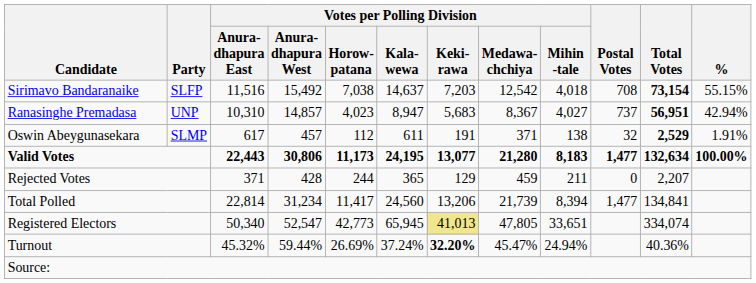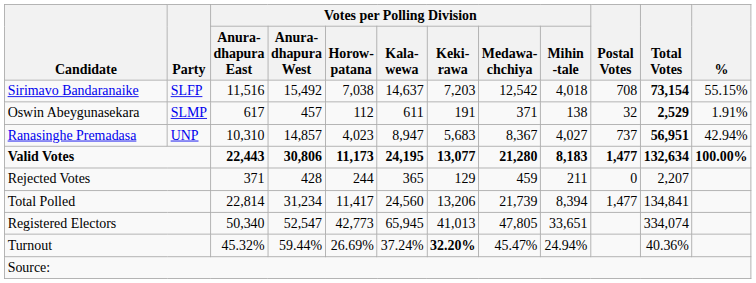rows swapped: (72, 113) <-> (74, 135)
(456, 223) khaki background -> (456, 223) no background
